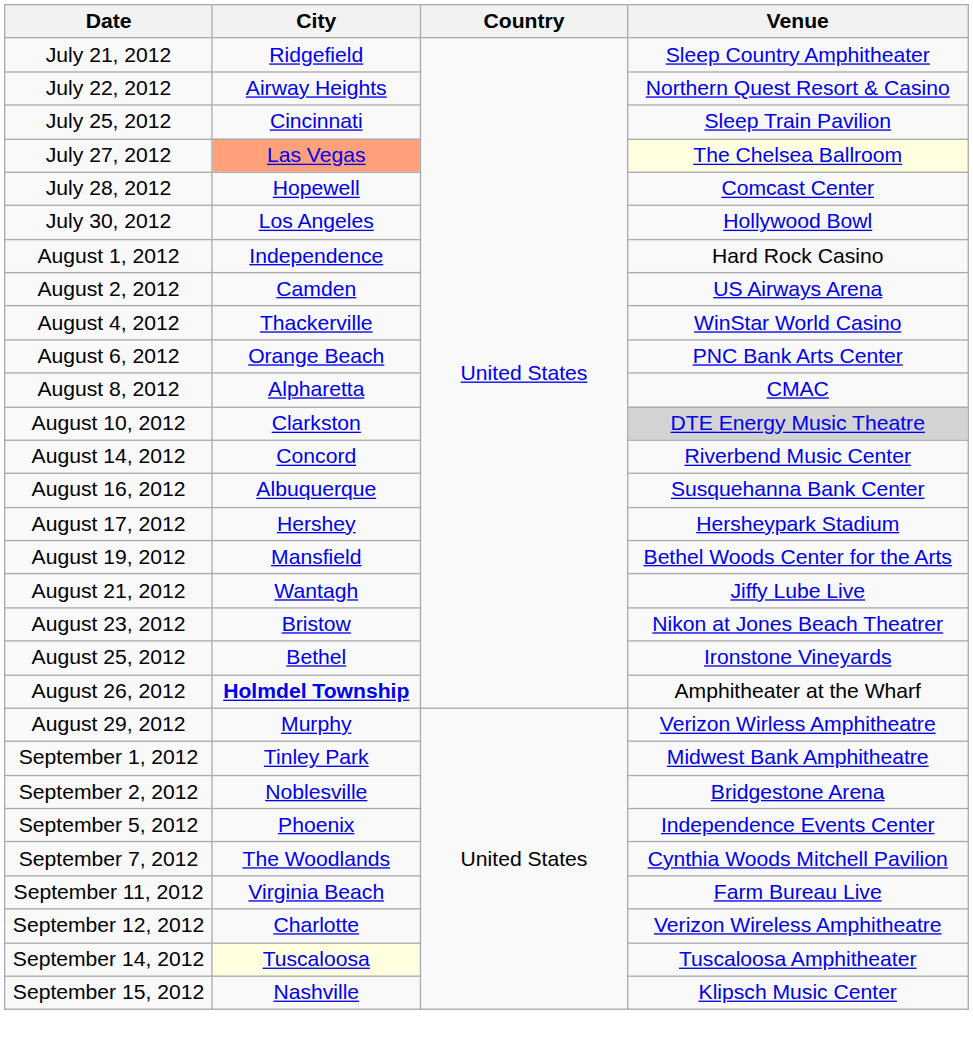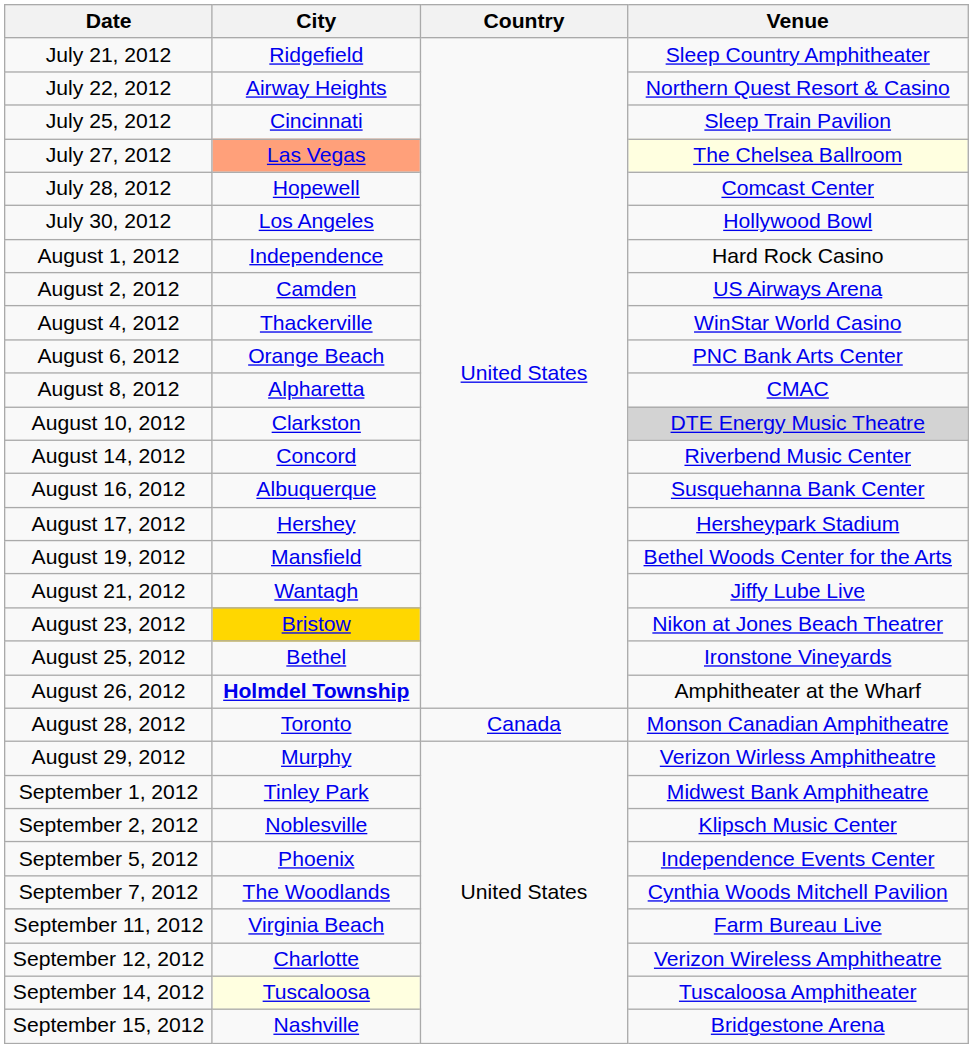(316, 624) no background -> (316, 624) gold background
+ row: (109, 724)
(798, 791) Bridgestone Arena -> (798, 825) Klipsch Music Center
(798, 992) Klipsch Music Center -> (798, 1026) Bridgestone Arena
